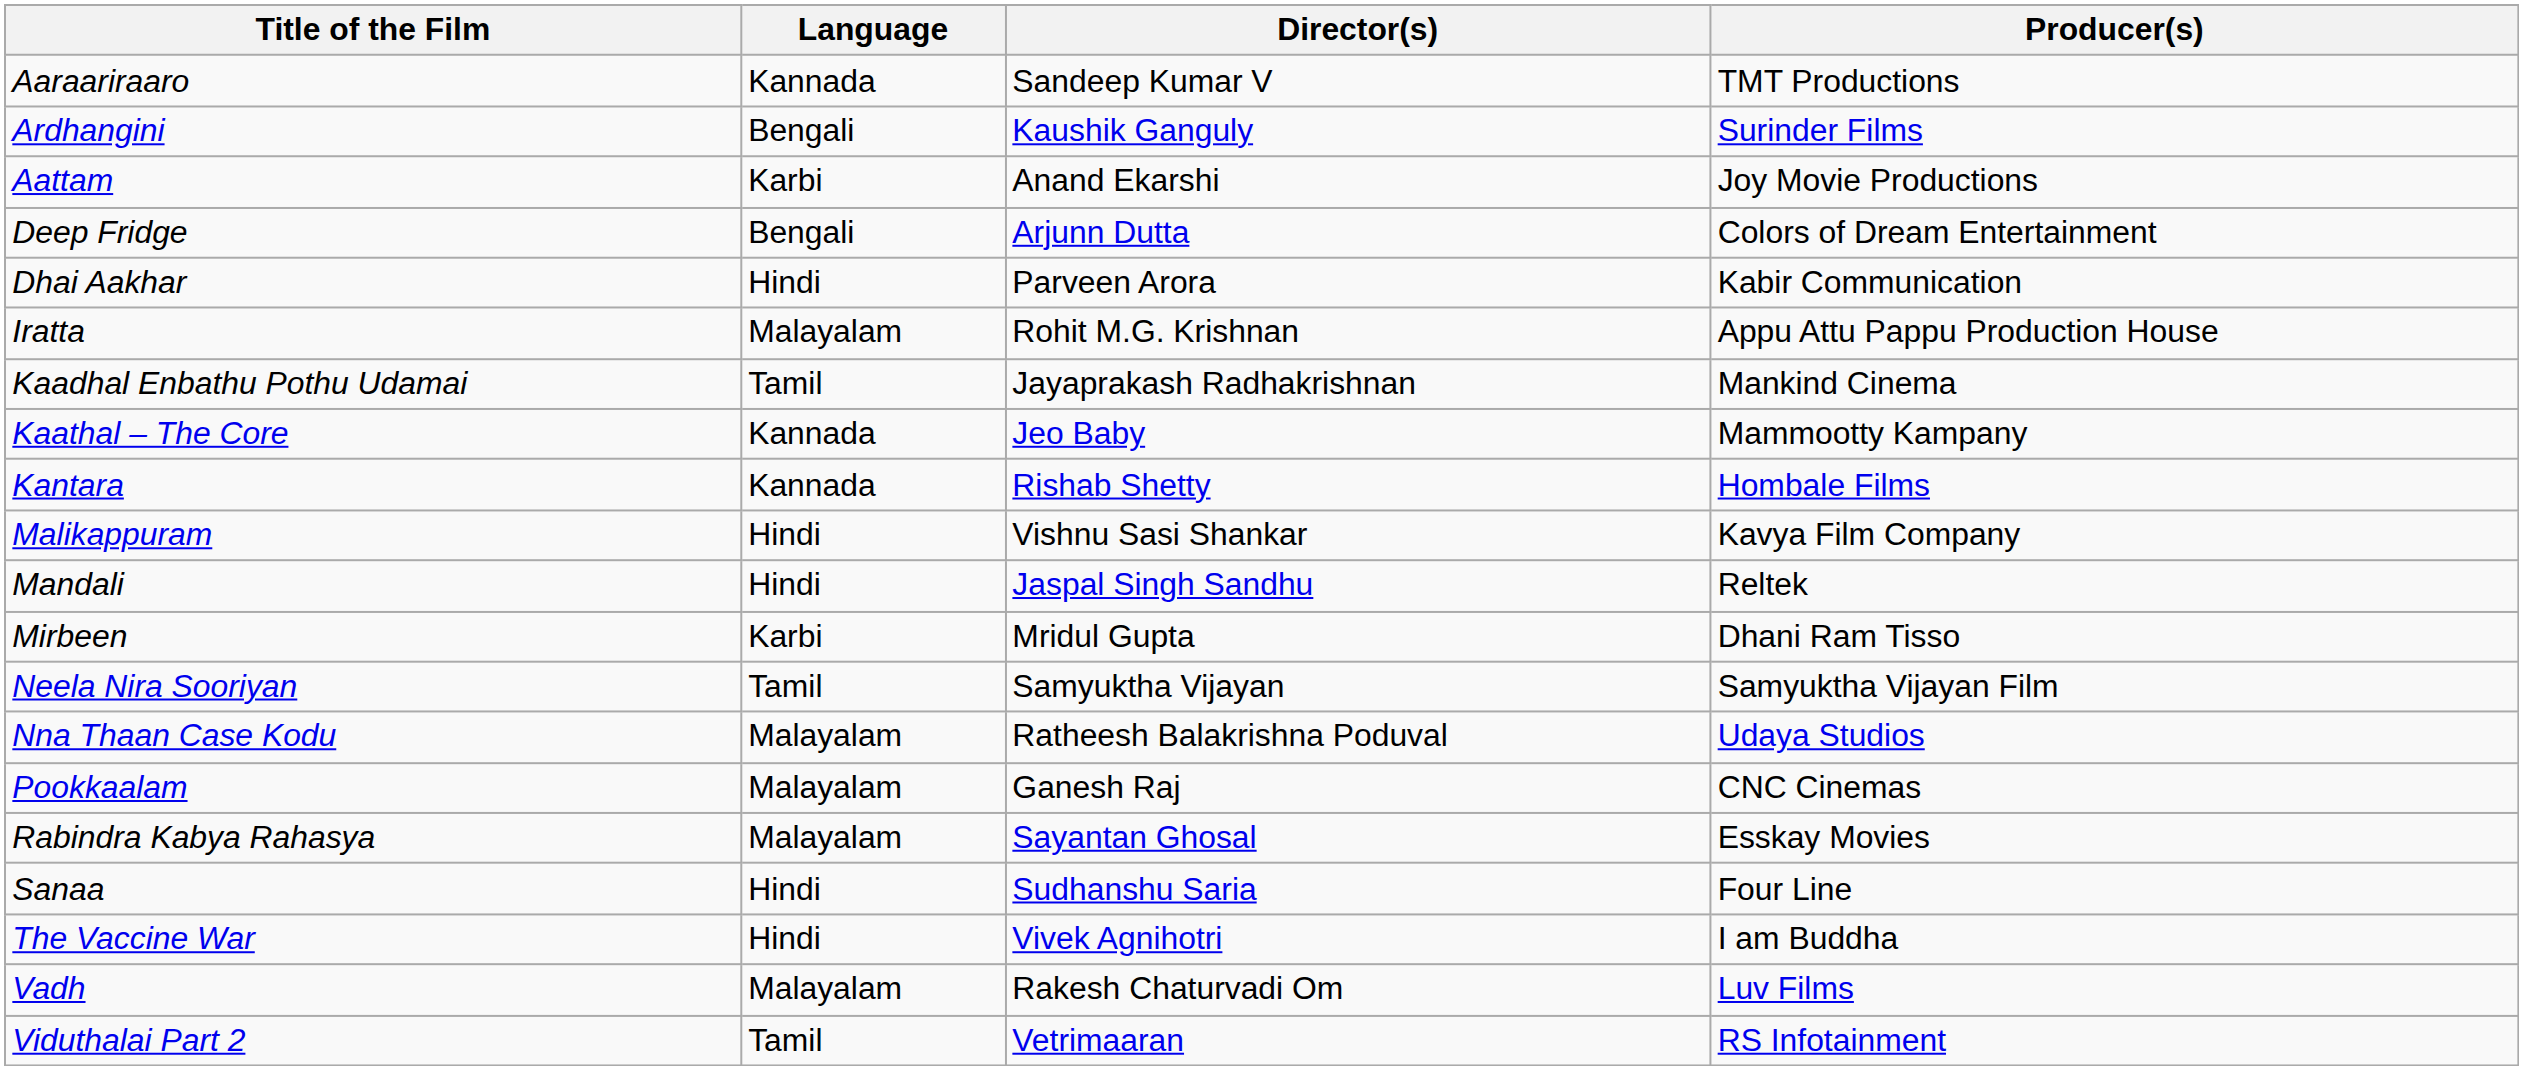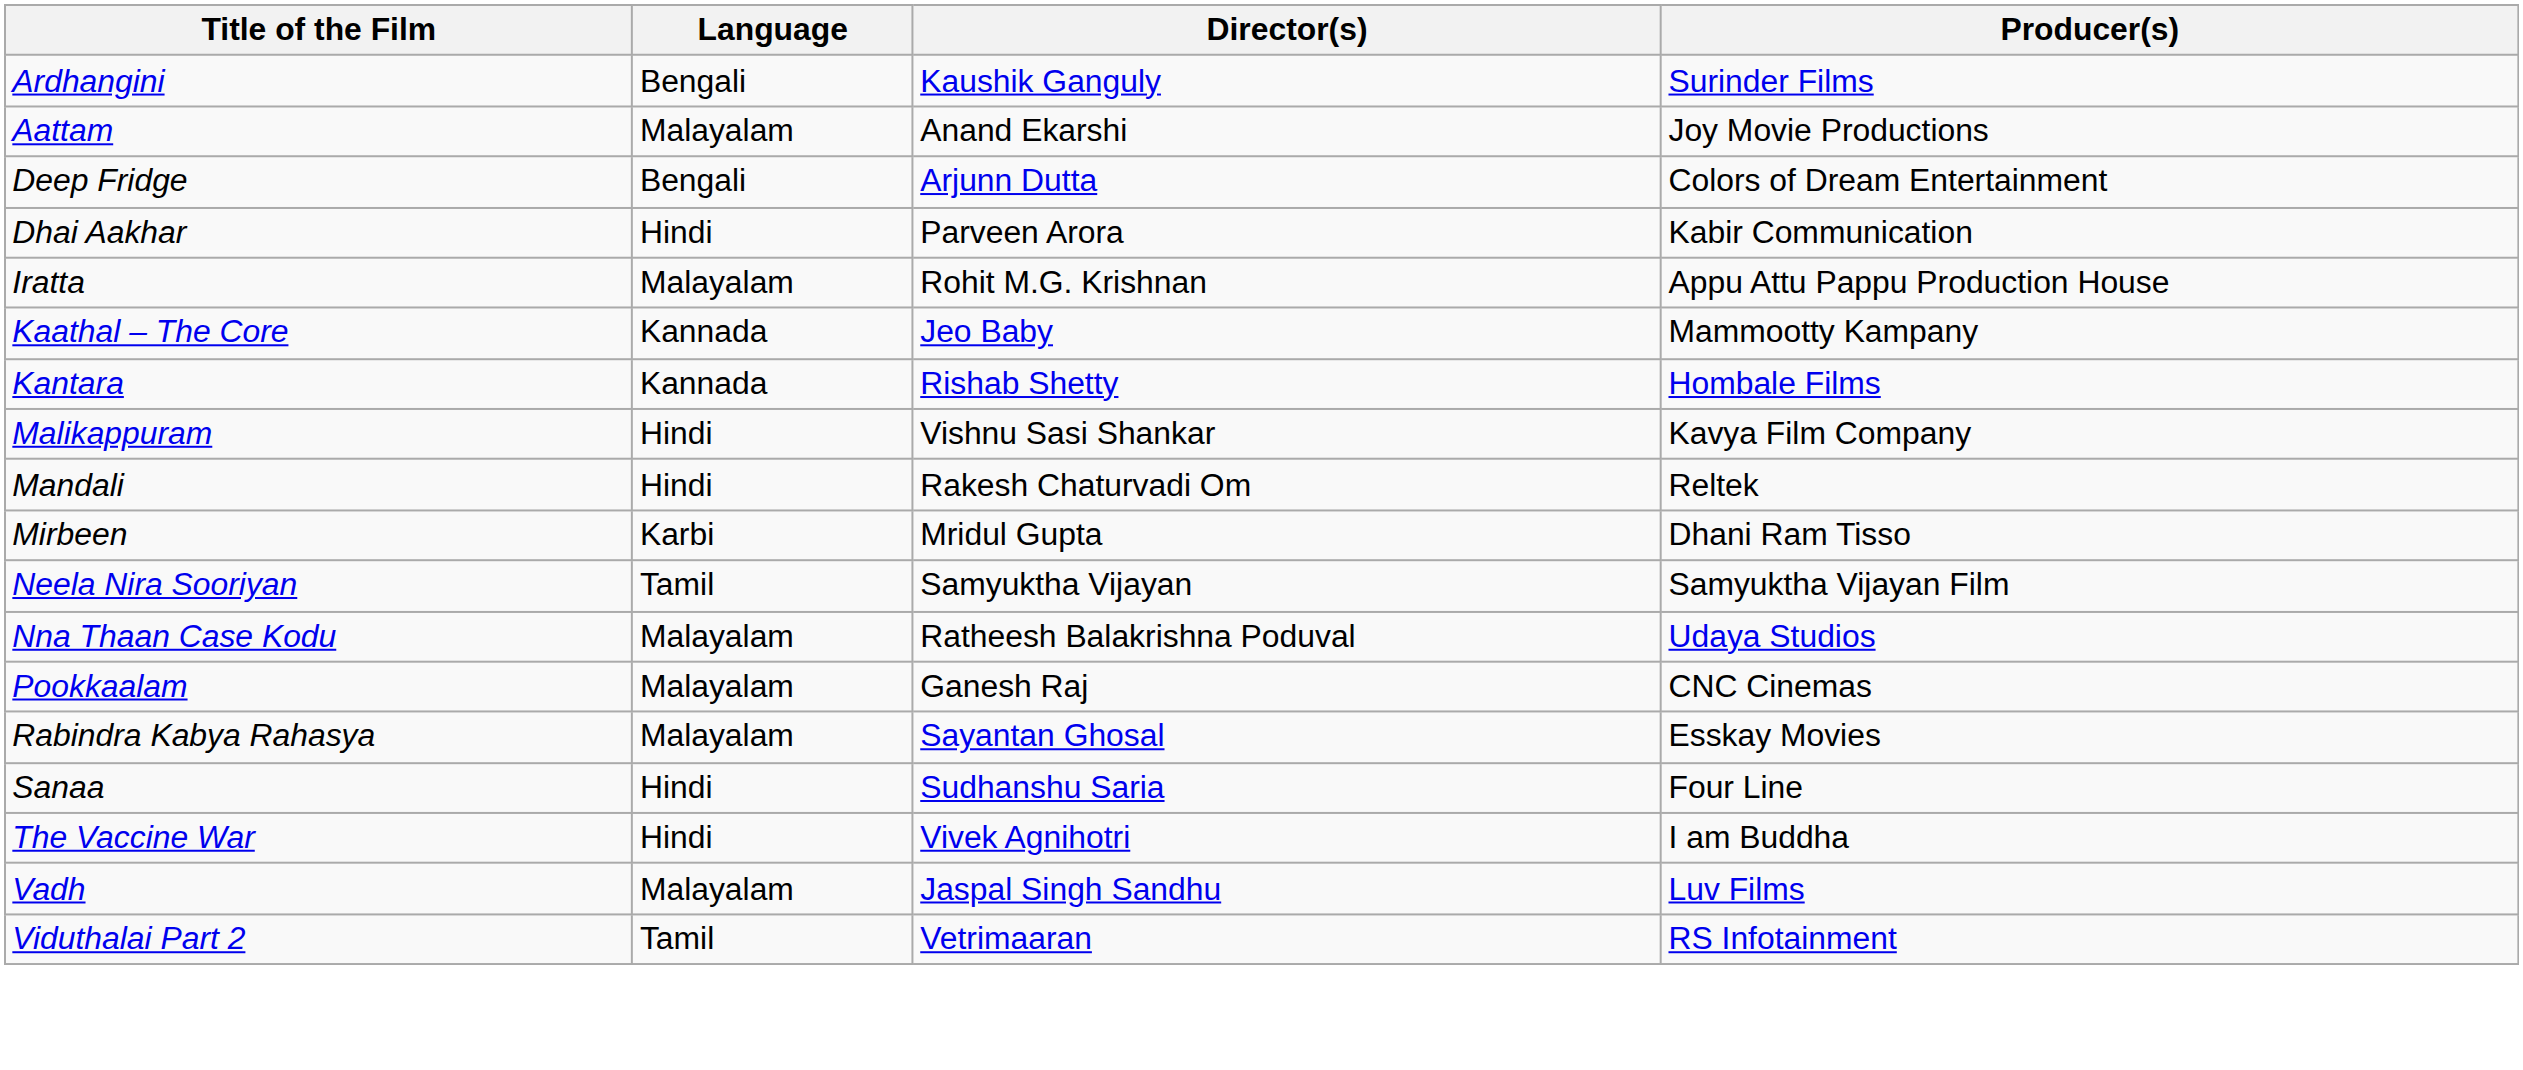- row: (101, 80)
(785, 181) Karbi -> (717, 130) Malayalam
- row: (240, 383)
(1163, 585) Jaspal Singh Sandhu -> (1086, 484) Rakesh Chaturvadi Om
(1178, 989) Rakesh Chaturvadi Om -> (1071, 888) Jaspal Singh Sandhu
